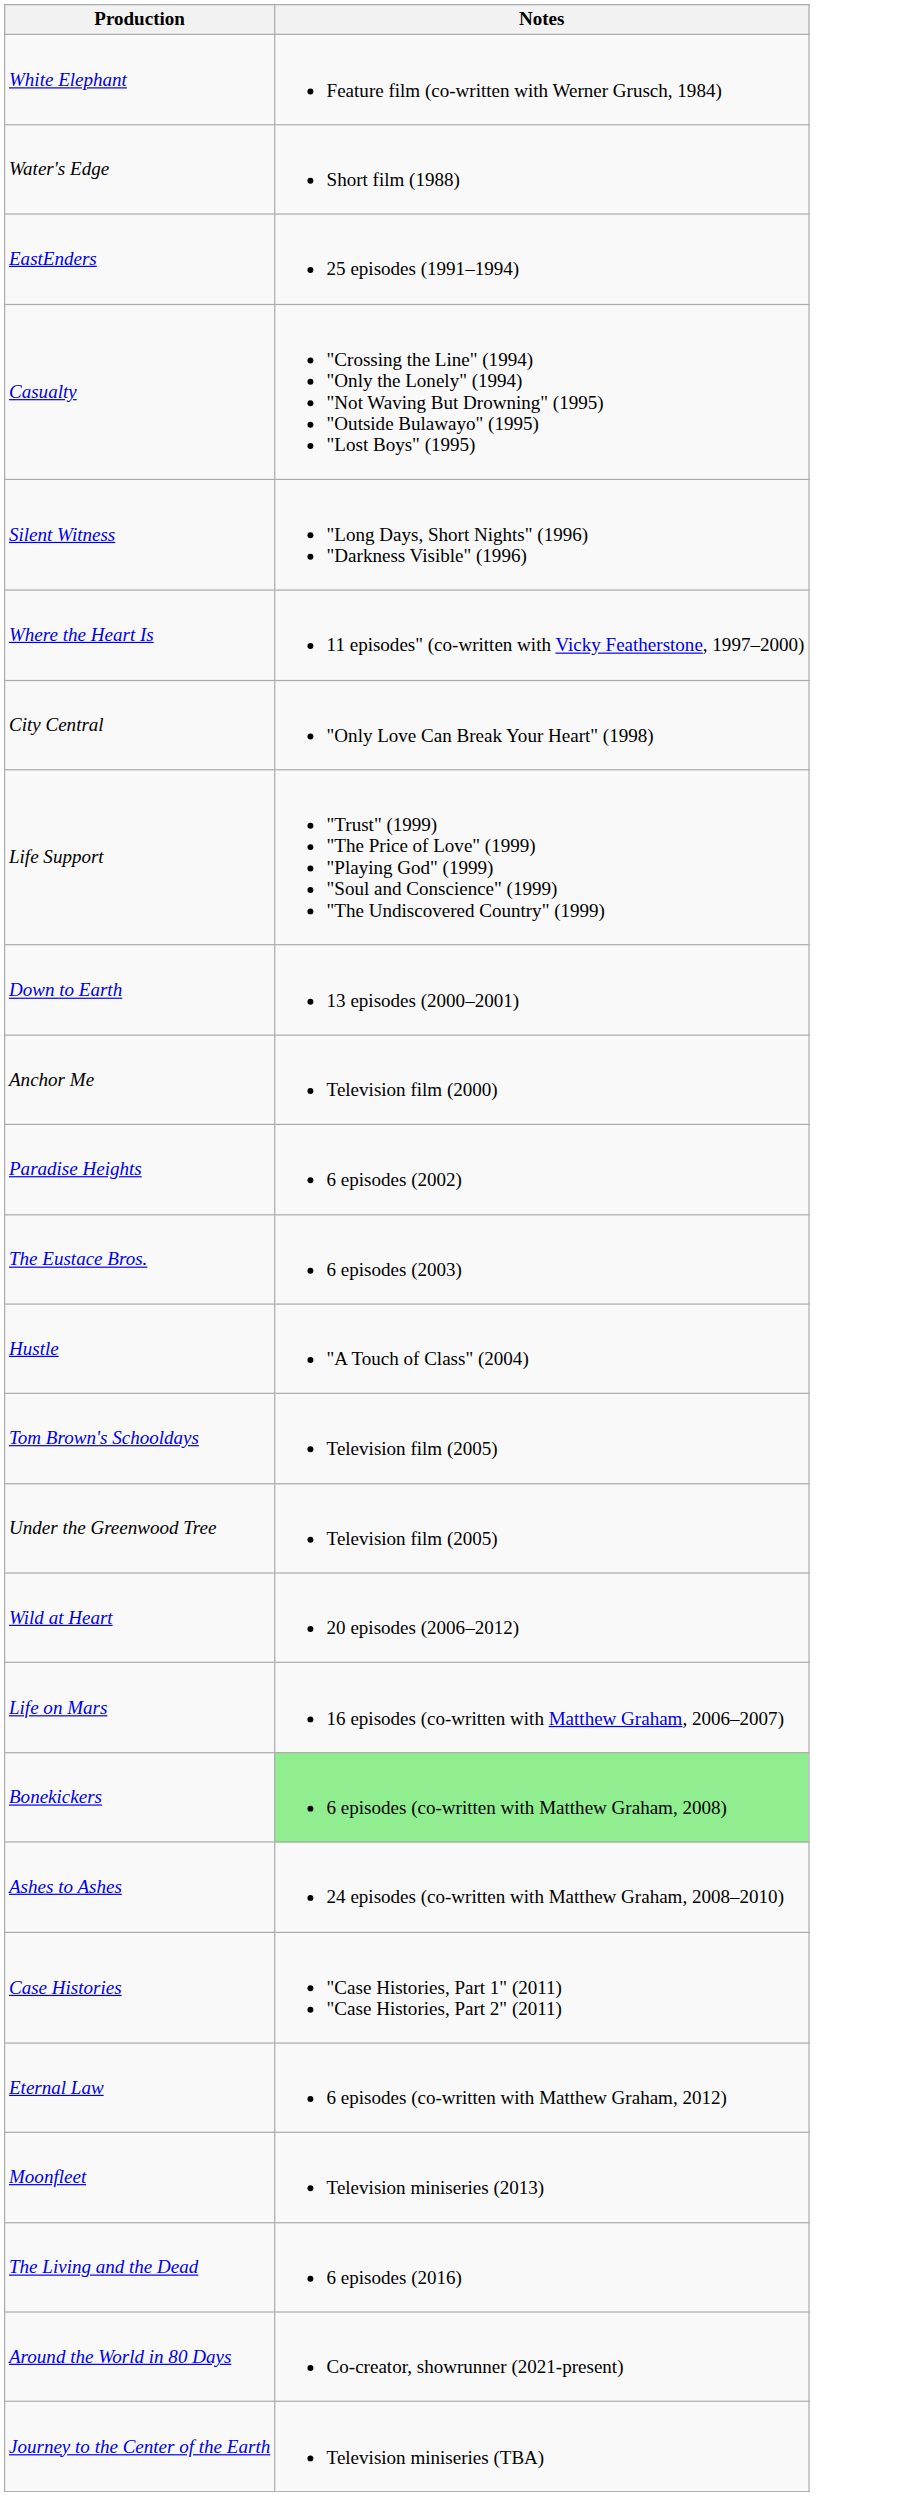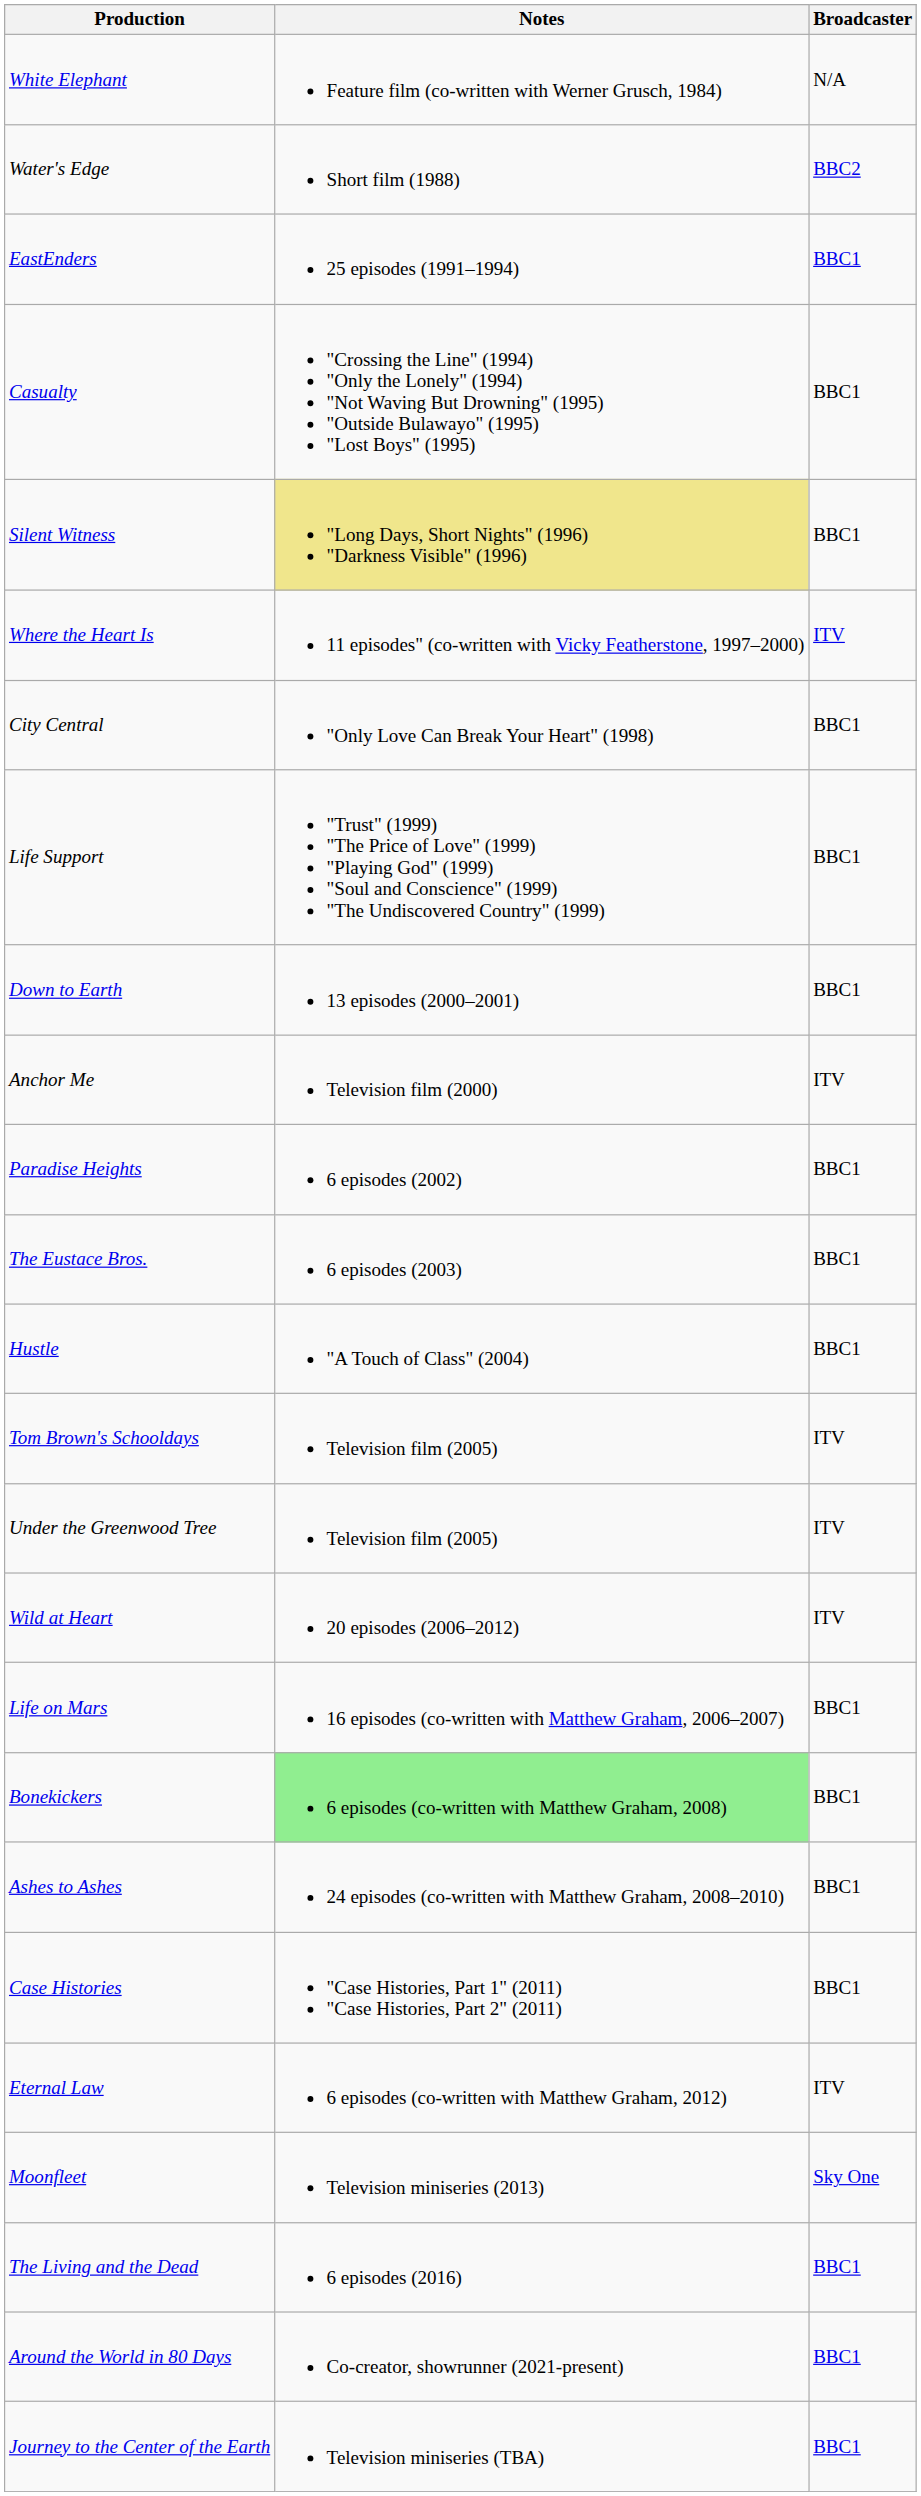+ column: (863, 19)
(542, 546) no background -> (542, 546) khaki background
